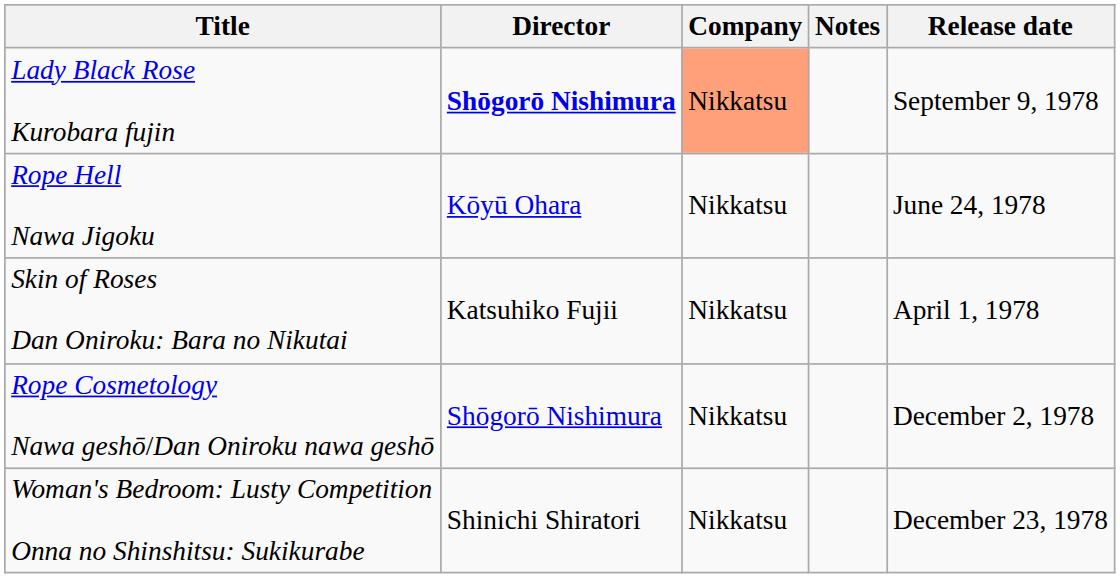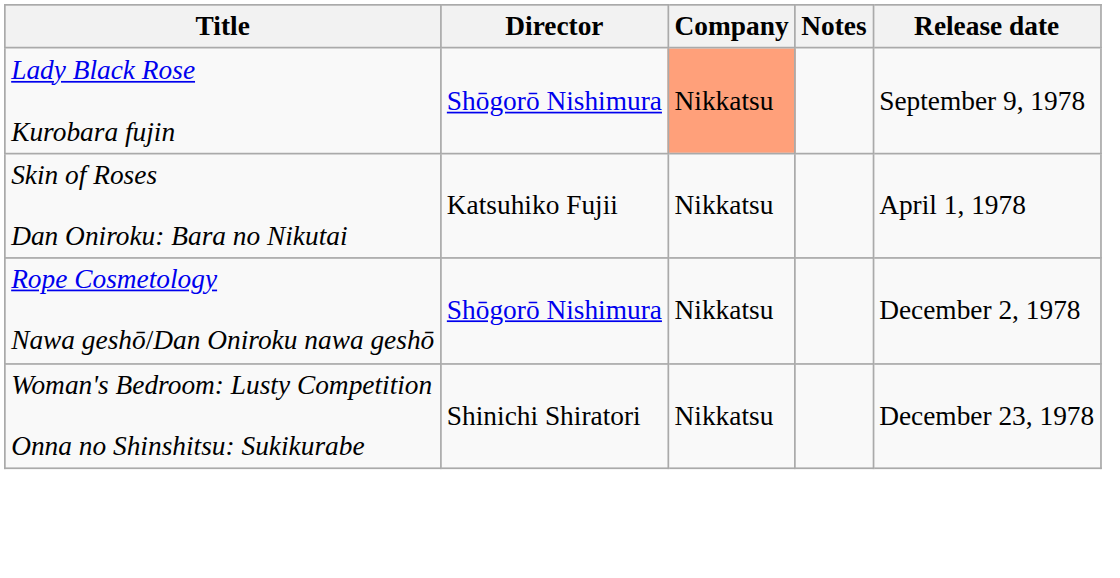(561, 100) bold -> (554, 100) normal
- row: (83, 205)
